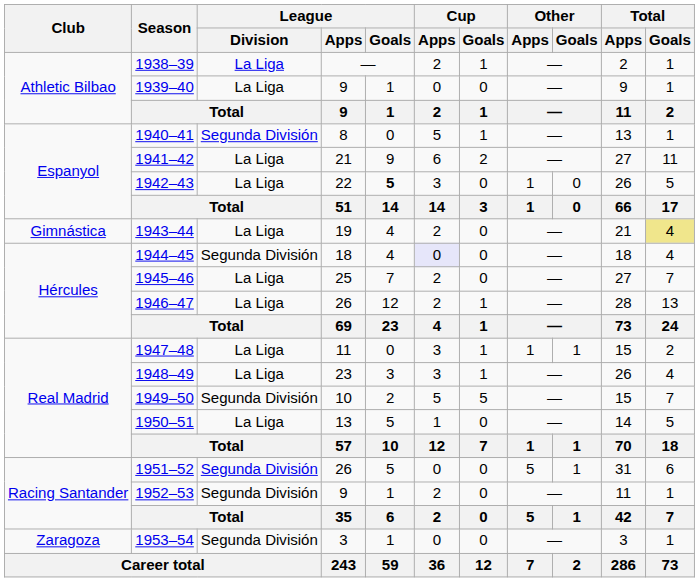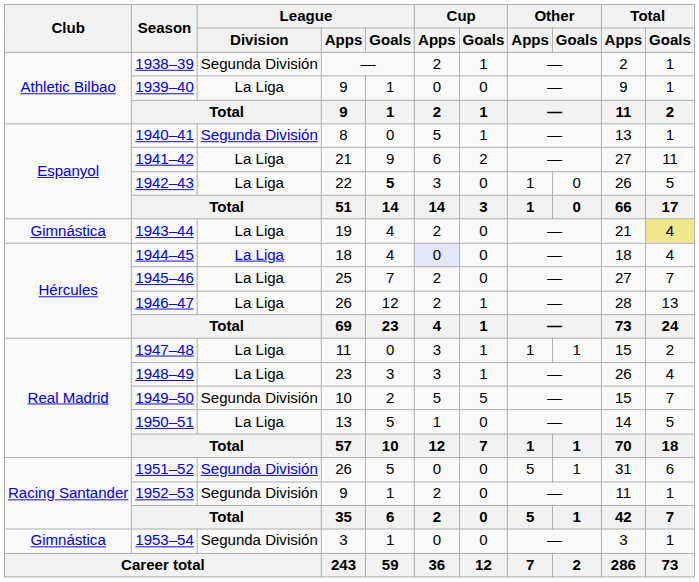(259, 64) La Liga -> (259, 64) Segunda División
(259, 254) Segunda División -> (259, 254) La Liga
(68, 541) Zaragoza -> (68, 541) Gimnástica
